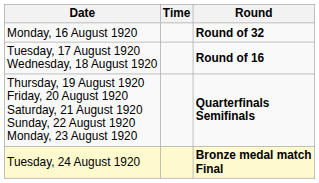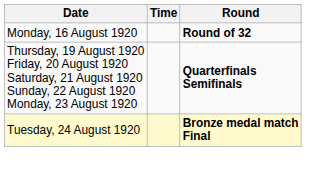- row: (82, 58)
